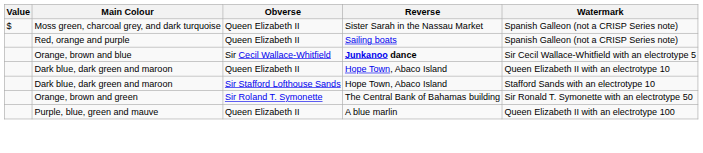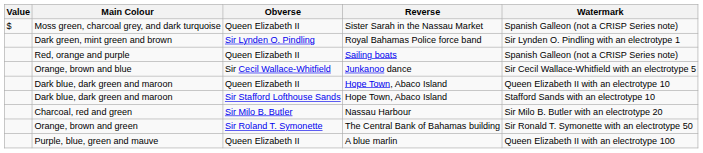+ row: (103, 41)
(381, 55) bold -> (378, 69) normal
+ row: (83, 112)
